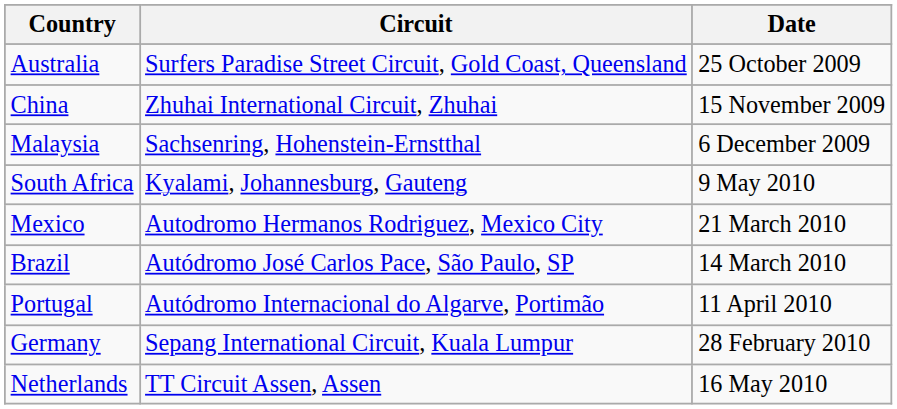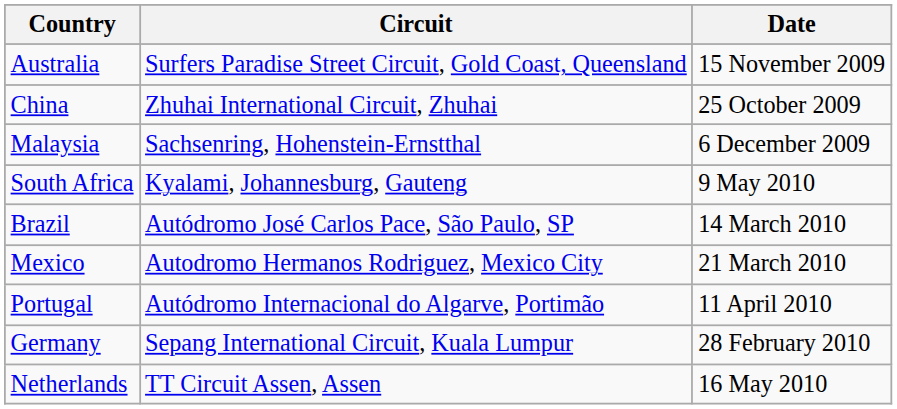(780, 64) 25 October 2009 -> (792, 64) 15 November 2009
(792, 103) 15 November 2009 -> (780, 103) 25 October 2009
rows swapped: (40, 263) <-> (48, 223)
